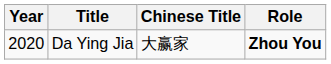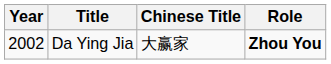(26, 44) 2020 -> (26, 44) 2002
